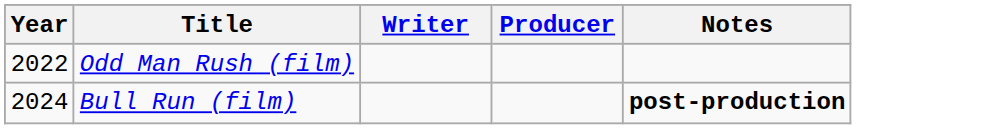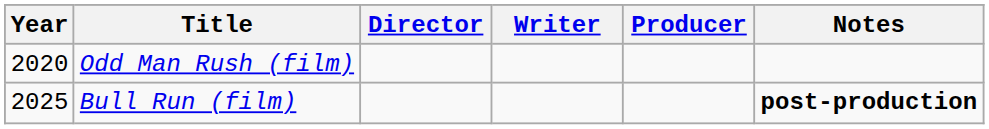+ column: (426, 25)
(40, 64) 2022 -> (40, 64) 2020
(40, 103) 2024 -> (40, 103) 2025
